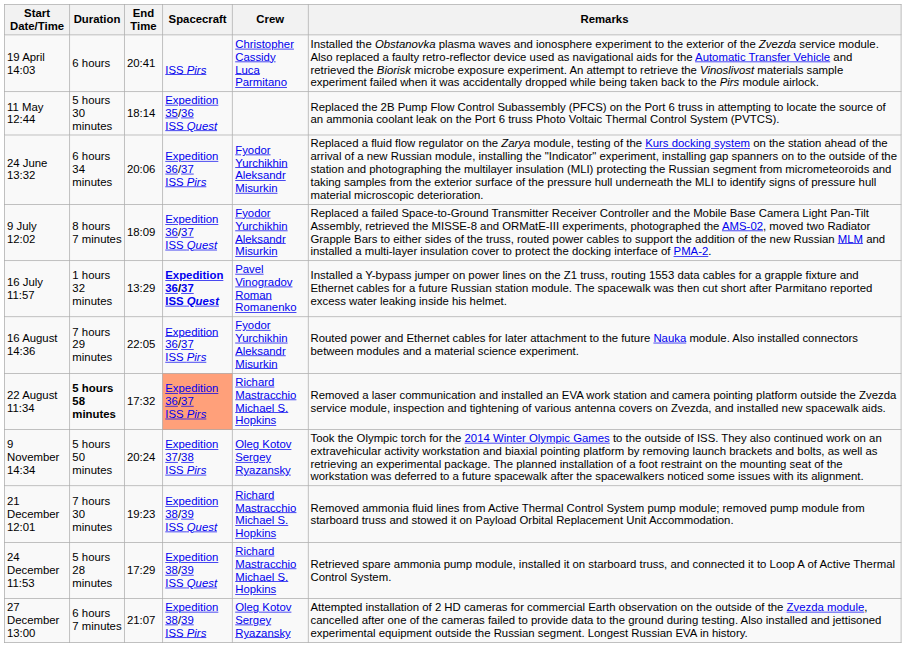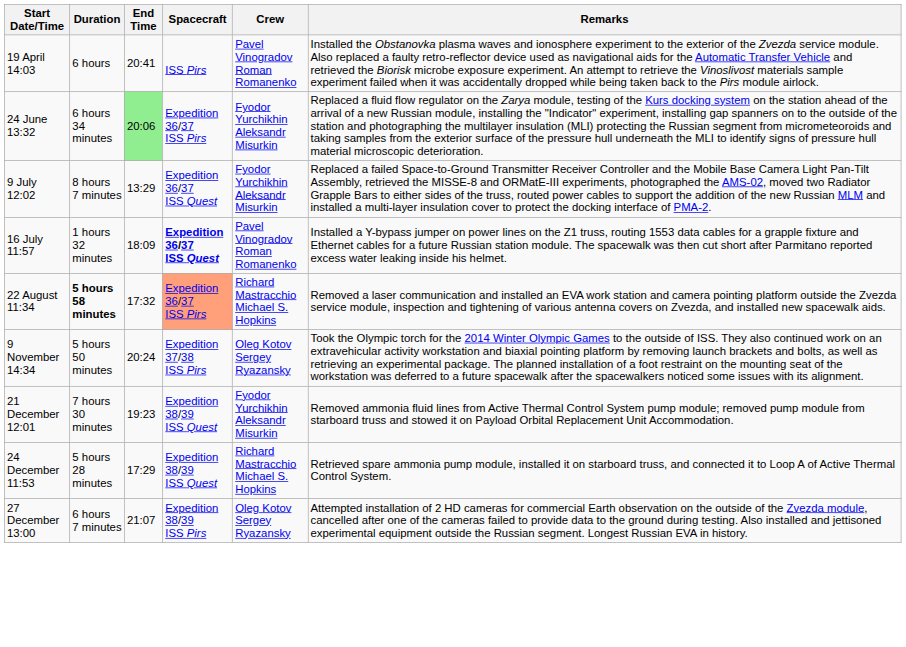(265, 63) Christopher Cassidy Luca Parmitano -> (266, 63) Pavel Vinogradov Roman Romanenko
- row: (25, 113)
(141, 169) no background -> (141, 126) lightgreen background
(141, 232) 18:09 -> (141, 188) 13:29
(141, 288) 13:29 -> (141, 245) 18:09
- row: (32, 345)
(266, 514) Richard Mastracchio Michael S. Hopkins -> (261, 414) Fyodor Yurchikhin Aleksandr Misurkin
